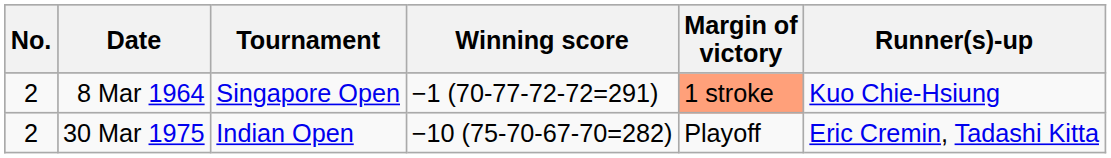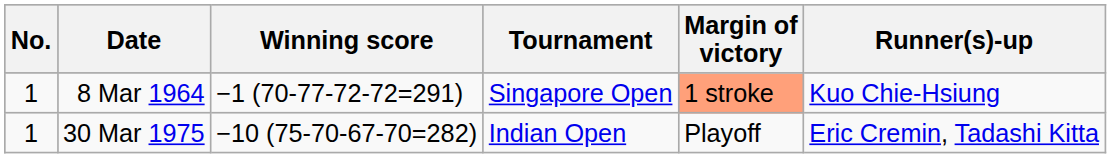columns swapped: (308, 39) <-> (542, 39)
(31, 93) 2 -> (31, 93) 1
(31, 133) 2 -> (31, 133) 1
